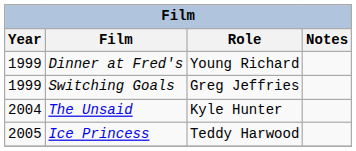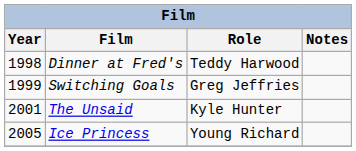(25, 63) 1999 -> (25, 63) 1998
(245, 63) Young Richard -> (245, 63) Teddy Harwood
(25, 110) 2004 -> (25, 110) 2001
(245, 134) Teddy Harwood -> (245, 134) Young Richard
